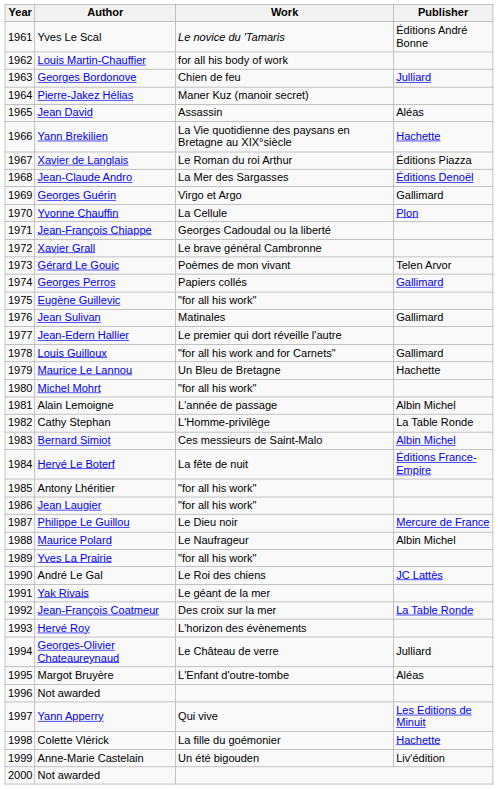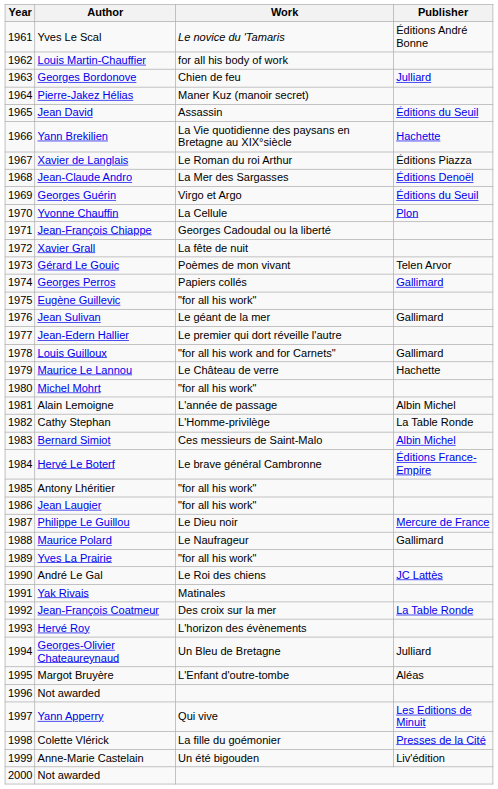(410, 113) Aléas -> (437, 113) Éditions du Seuil
(420, 195) Gallimard -> (437, 195) Éditions du Seuil
(250, 248) Le brave général Cambronne -> (213, 248) La fête de nuit
(202, 318) Matinales -> (224, 318) Le géant de la mer
(229, 370) Un Bleu de Bretagne -> (228, 370) Le Château de verre
(213, 464) La fête de nuit -> (250, 464) Le brave général Cambronne
(426, 540) Albin Michel -> (420, 540) Gallimard
(224, 593) Le géant de la mer -> (202, 593) Matinales
(228, 652) Le Château de verre -> (229, 652) Un Bleu de Bretagne
(418, 740) Hachette -> (441, 740) Presses de la Cité
